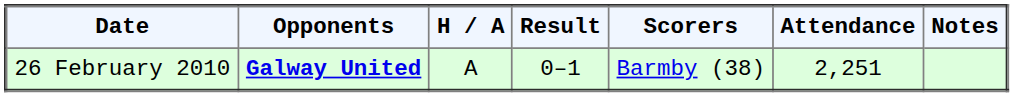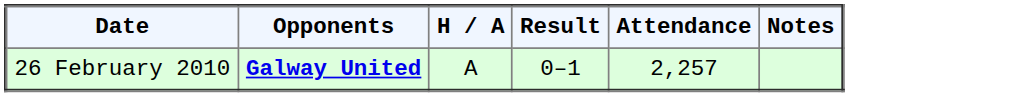- column: (691, 27)
(848, 69) 2,251 -> (684, 69) 2,257
